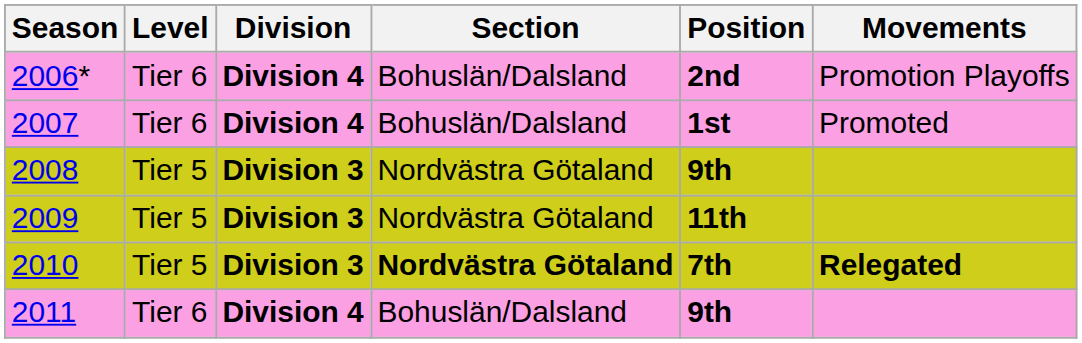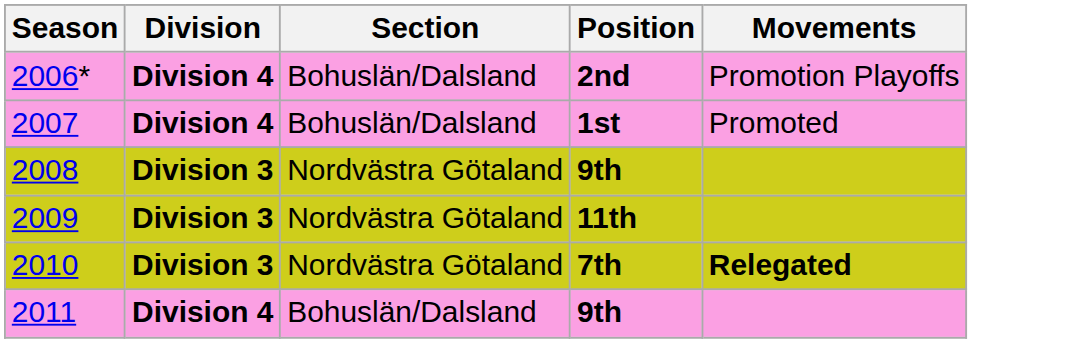- column: (170, 28)
(525, 265) bold -> (425, 265) normal
